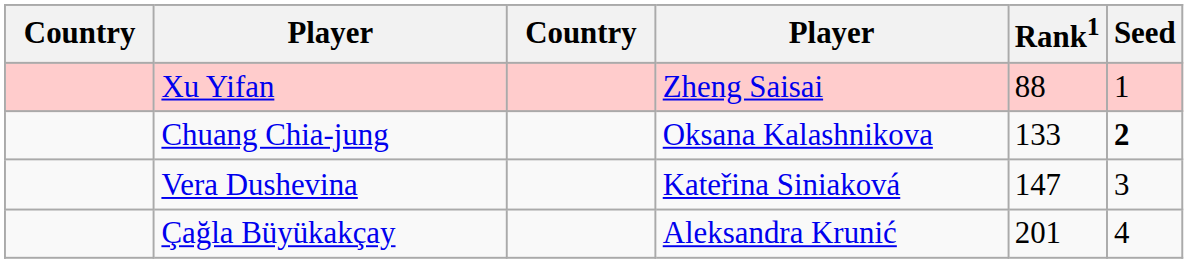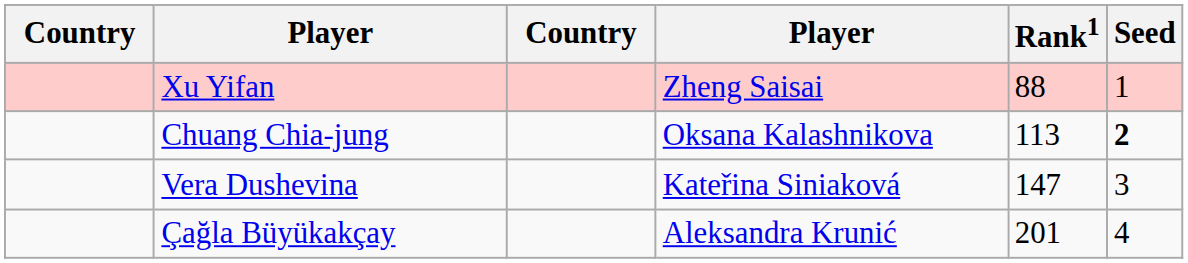(1038, 135) 133 -> (1037, 135) 113
